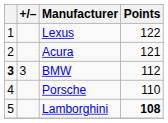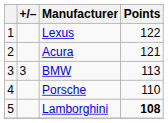(11, 71) bold -> (11, 71) normal
(151, 71) 112 -> (151, 71) 113
